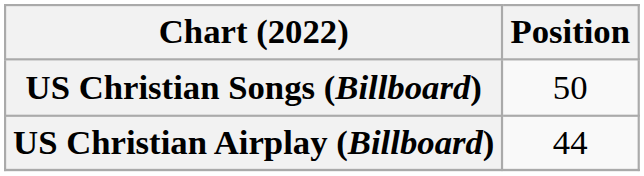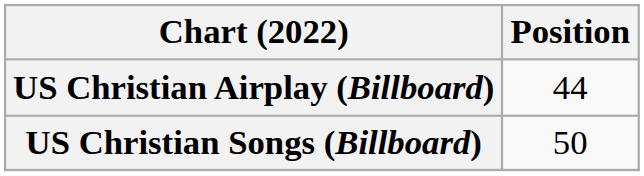rows swapped: (254, 87) <-> (254, 142)
